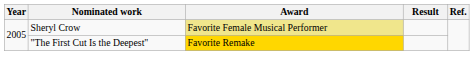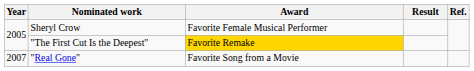(257, 27) khaki background -> (257, 27) no background
+ row: (55, 58)
